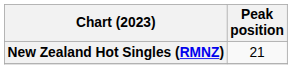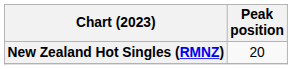(257, 52) 21 -> (257, 52) 20
